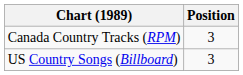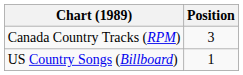(211, 59) 3 -> (211, 59) 1
